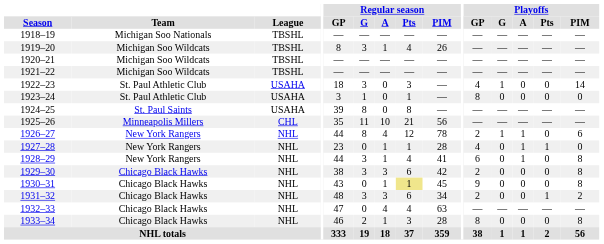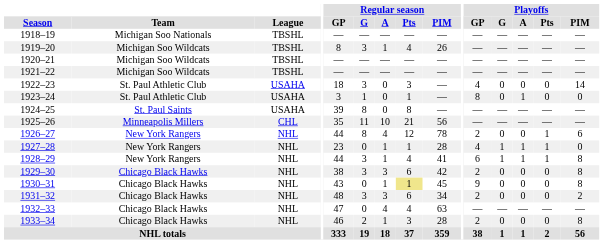(502, 84) 1 -> (502, 84) 0
(523, 97) 0 -> (523, 97) 1
(502, 134) 1 -> (502, 134) 0
(523, 134) 1 -> (523, 134) 0
(547, 134) 0 -> (547, 134) 1
(502, 146) 0 -> (502, 146) 1
(502, 159) 0 -> (502, 159) 1
(547, 159) 0 -> (547, 159) 1
(547, 196) 1 -> (547, 196) 0
(478, 221) 8 -> (478, 221) 2
